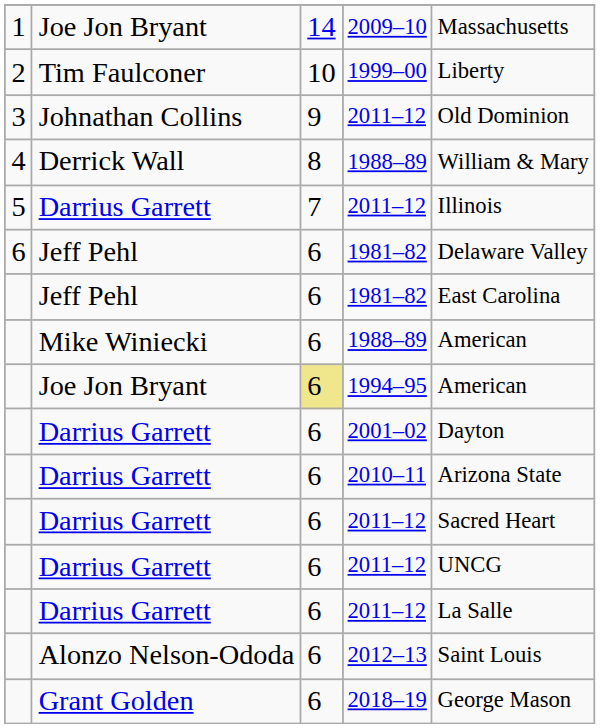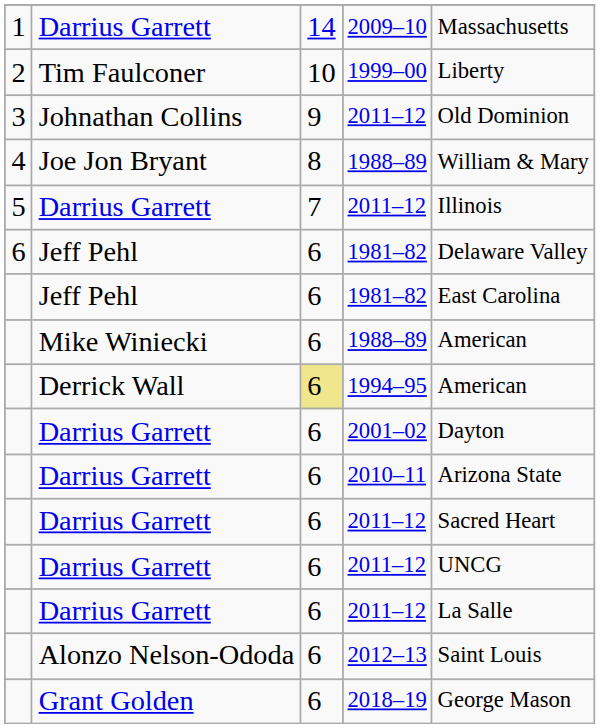(123, 26) Joe Jon Bryant -> (125, 26) Darrius Garrett
(112, 161) Derrick Wall -> (123, 161) Joe Jon Bryant
(123, 386) Joe Jon Bryant -> (112, 386) Derrick Wall
